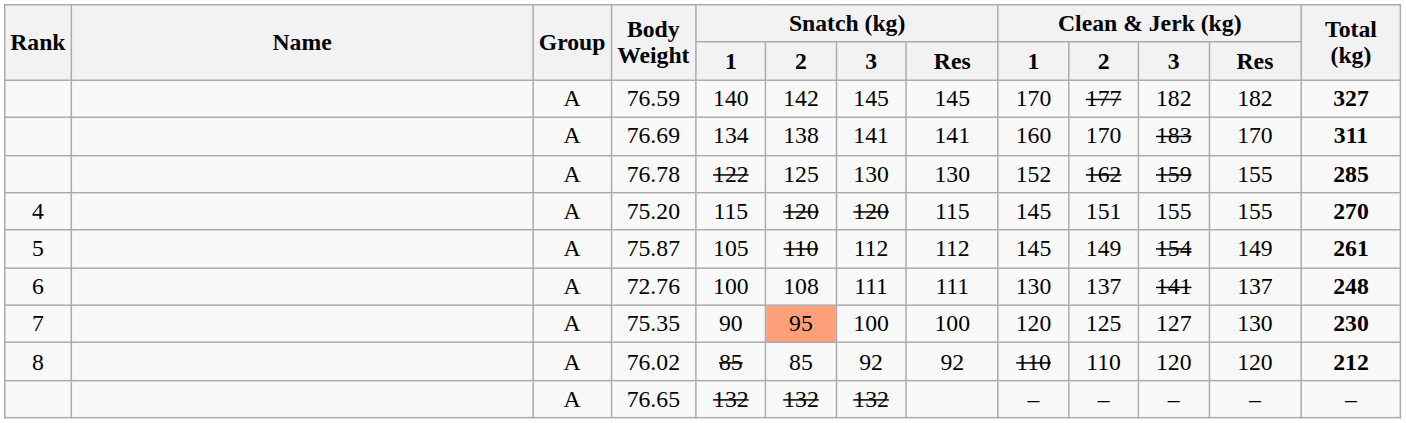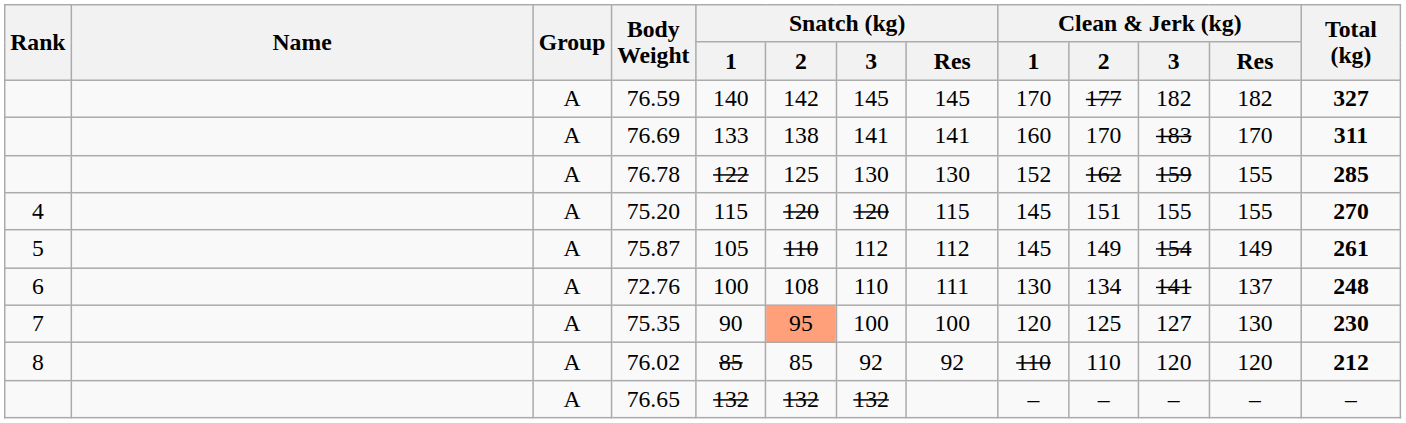(731, 135) 134 -> (731, 135) 133
(871, 286) 111 -> (871, 286) 110
(1104, 286) 137 -> (1104, 286) 134
